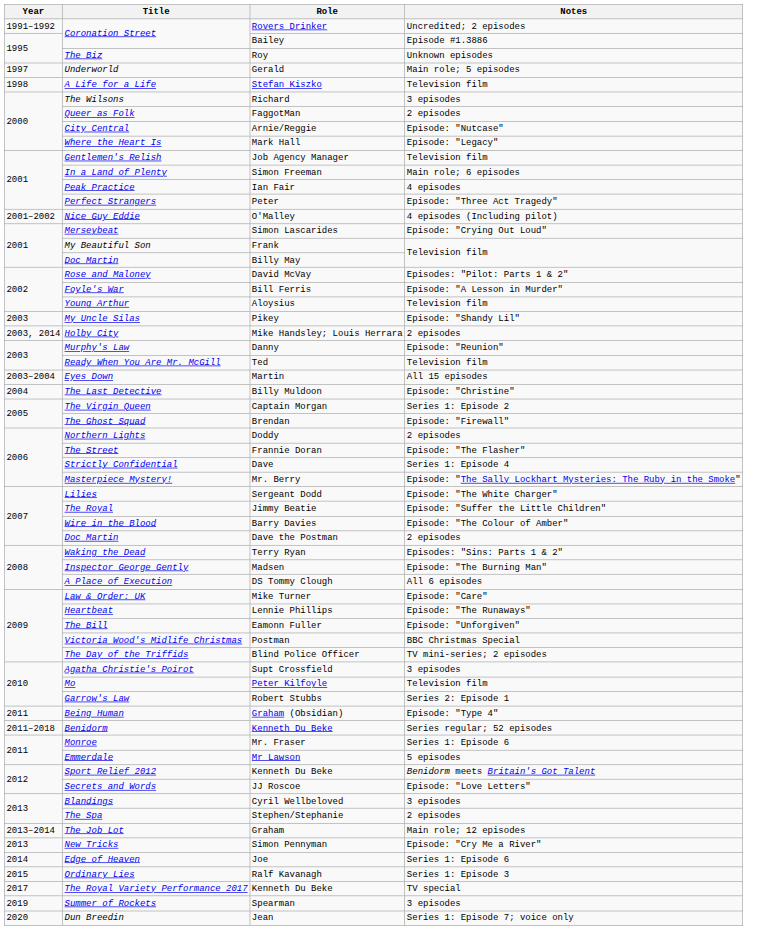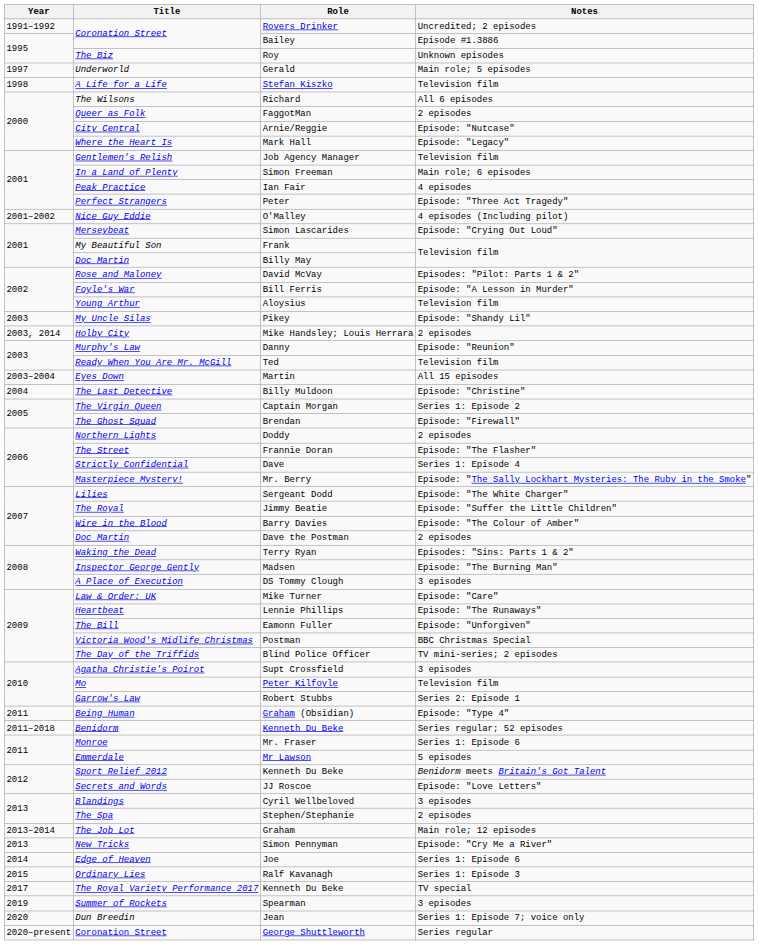(434, 99) 3 episodes -> (455, 99) All 6 episodes
(445, 582) All 6 episodes -> (445, 582) 3 episodes
+ row: (121, 933)
